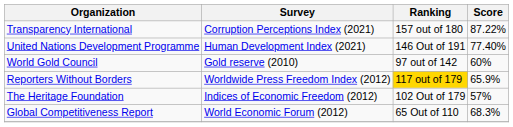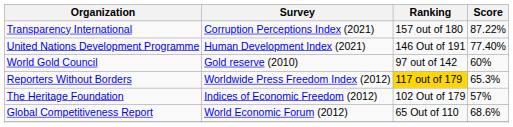(485, 79) 65.9% -> (485, 79) 65.3%
(485, 113) 68.3% -> (485, 113) 68.6%
